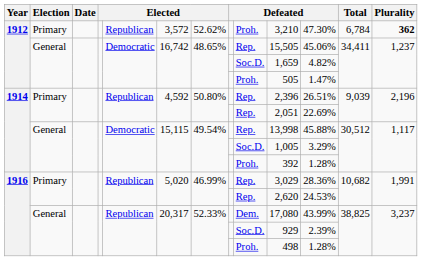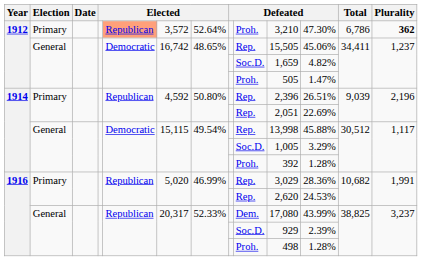(129, 29) no background -> (129, 29) lightsalmon background
(210, 29) 52.62% -> (210, 29) 52.64%
(358, 29) 6,784 -> (358, 29) 6,786
